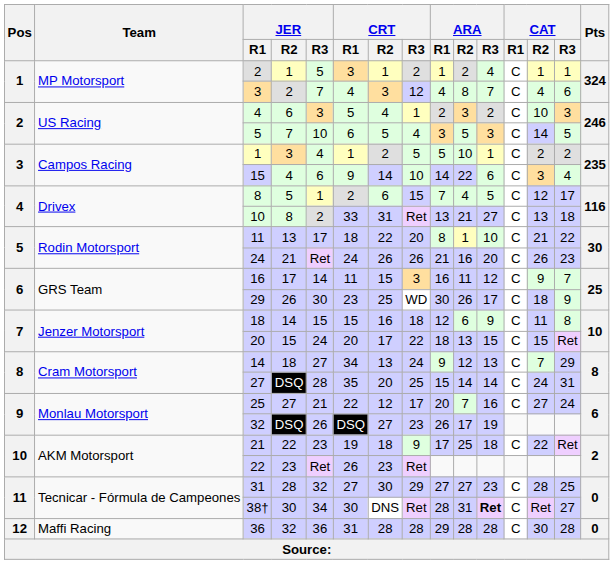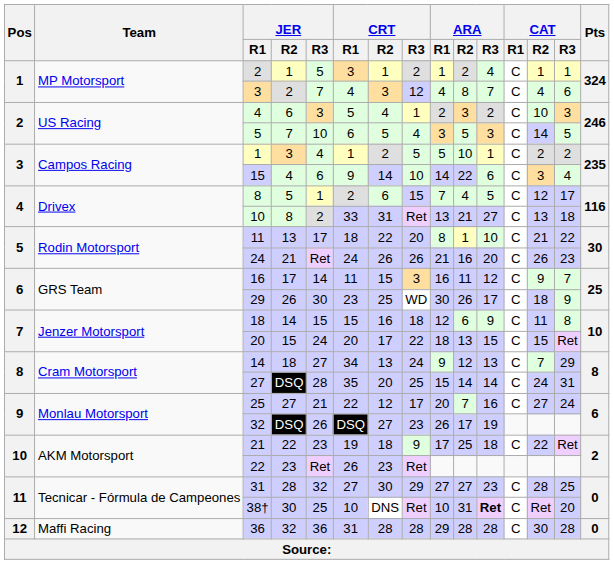(320, 507) 34 -> (320, 507) 25
(351, 507) 30 -> (351, 507) 10
(442, 507) 28 -> (442, 507) 10
(567, 507) 27 -> (567, 507) 20
